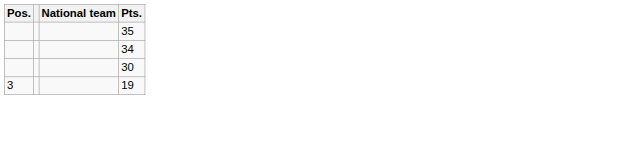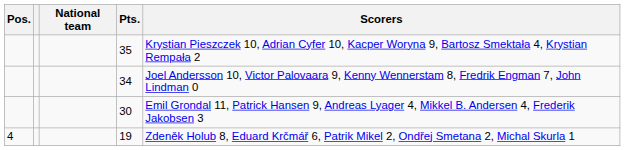+ column: (381, 19)
(10, 85) 3 -> (10, 136) 4
